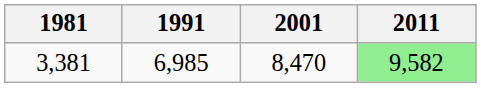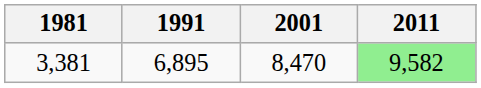(181, 62) 6,985 -> (181, 62) 6,895
